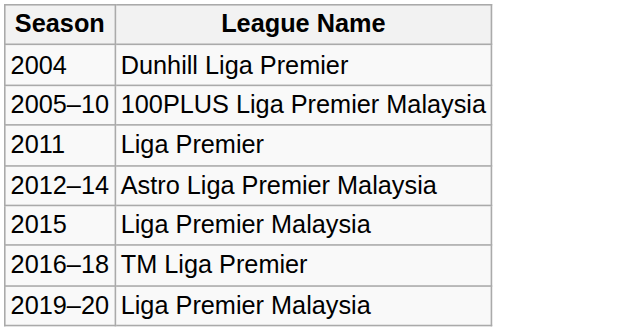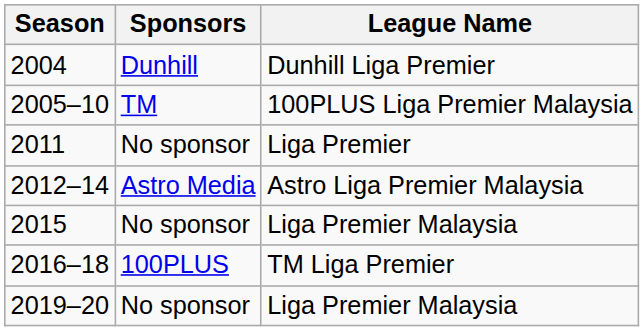+ column: (188, 24)
